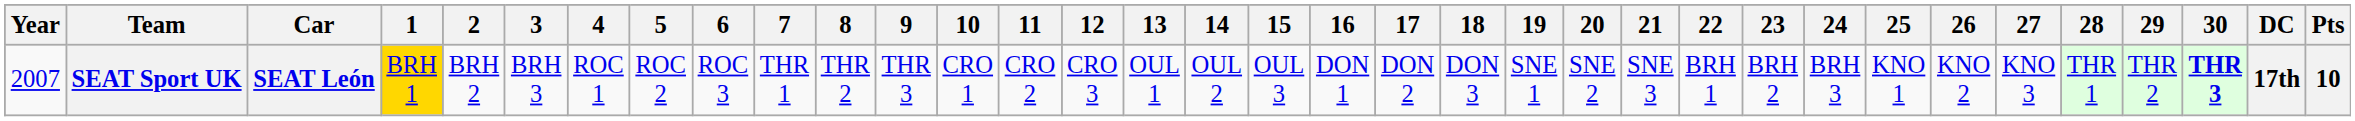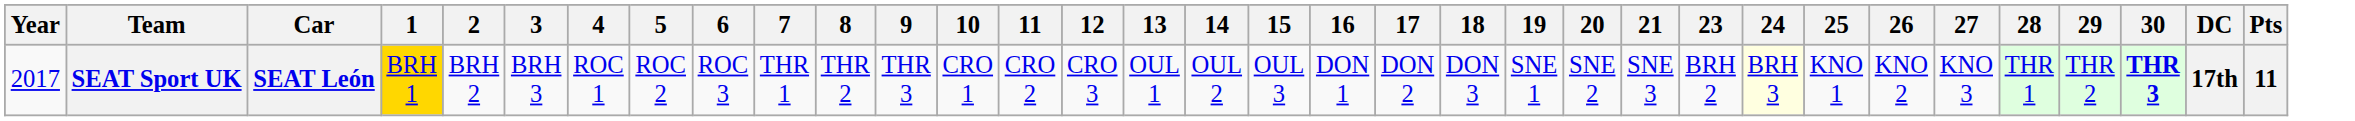- column: (1711, 24)
(35, 79) 2007 -> (35, 79) 2017
(1835, 79) no background -> (1773, 79) lightyellow background
(2328, 79) 10 -> (2266, 79) 11
